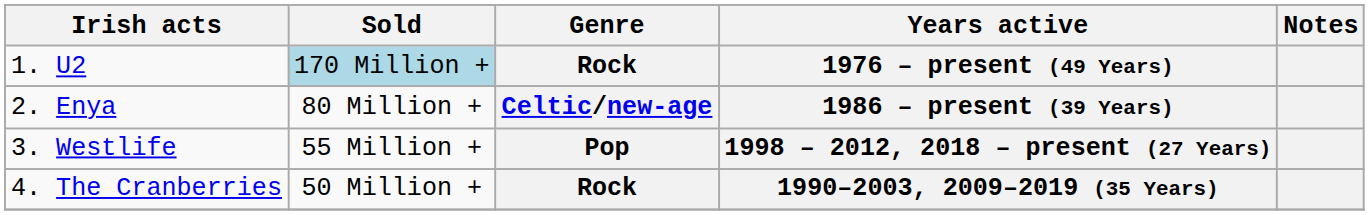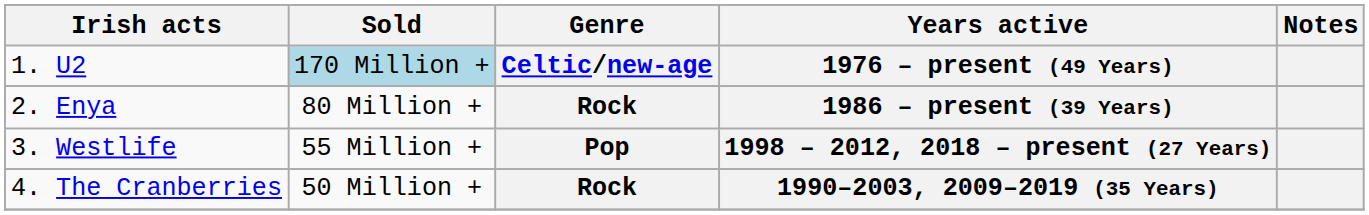(607, 66) Rock -> (607, 66) Celtic/new-age
(607, 107) Celtic/new-age -> (607, 107) Rock
